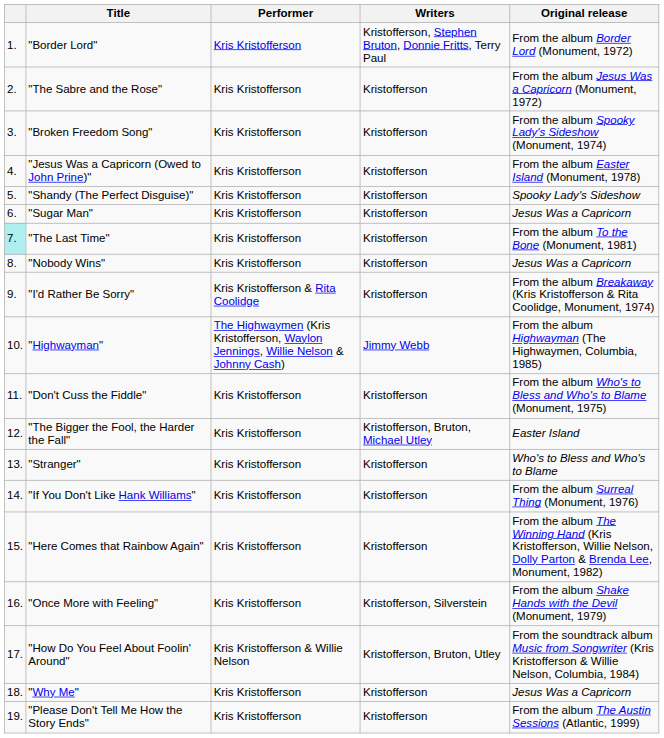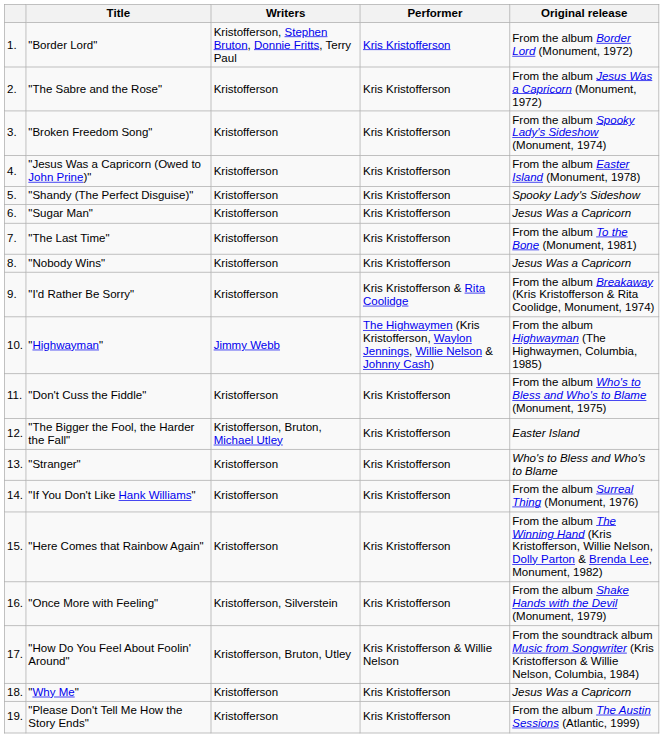columns swapped: (286, 13) <-> (435, 13)
(12, 238) paleturquoise background -> (12, 238) no background
